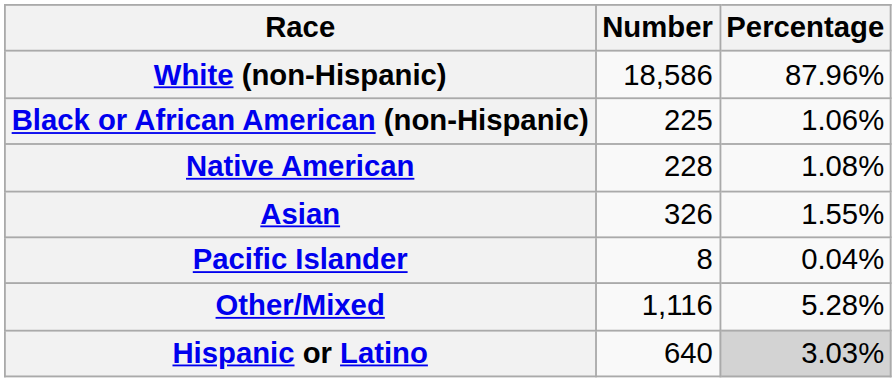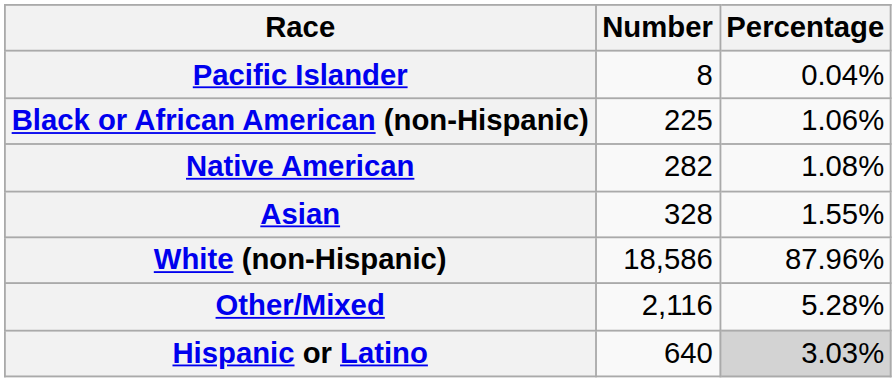rows swapped: (300, 74) <-> (300, 259)
(688, 167) 228 -> (688, 167) 282
(688, 213) 326 -> (688, 213) 328
(677, 306) 1,116 -> (677, 306) 2,116
